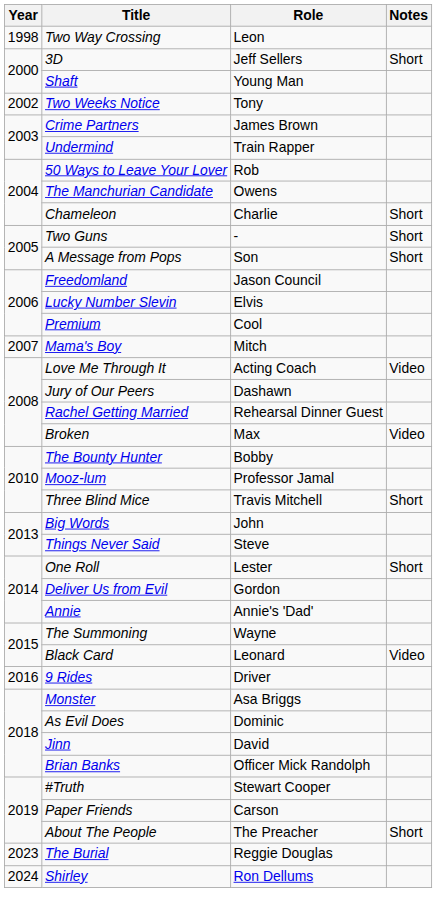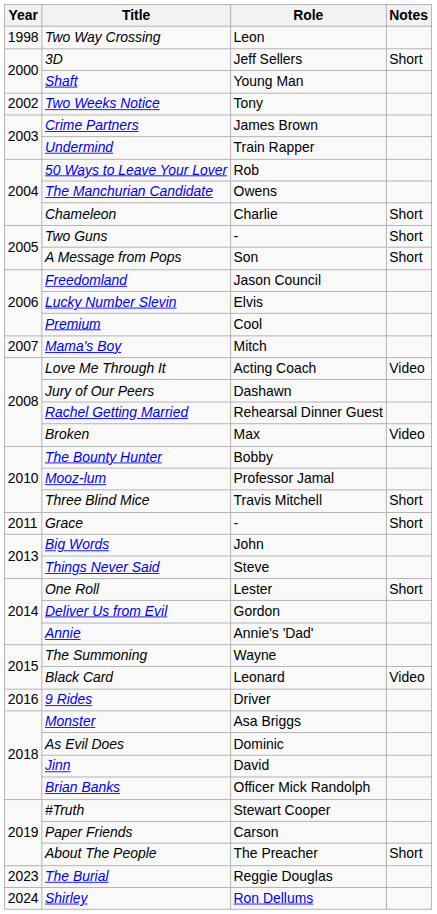+ row: (64, 523)
